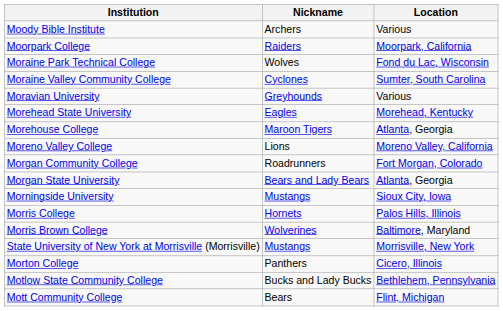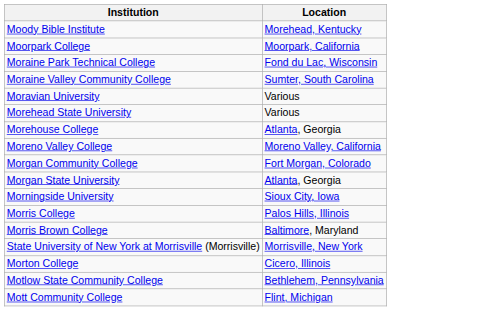- column: (318, 12)
(394, 29) Various -> (313, 29) Morehead, Kentucky
(425, 113) Morehead, Kentucky -> (282, 113) Various
